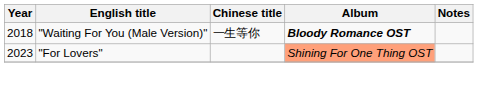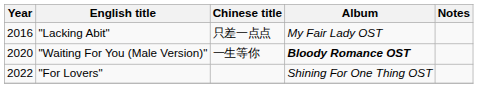+ row: (74, 33)
(20, 33) 2018 -> (20, 54) 2020
(20, 52) 2023 -> (20, 73) 2022
(360, 52) lightsalmon background -> (360, 73) no background
